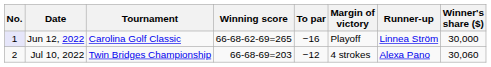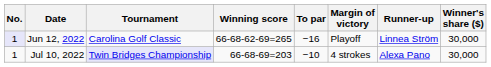(15, 55) 2 -> (15, 55) 1
(150, 55) no background -> (150, 55) lavender background
(311, 55) −12 -> (311, 55) −10
(463, 55) 30,060 -> (463, 55) 30,000
